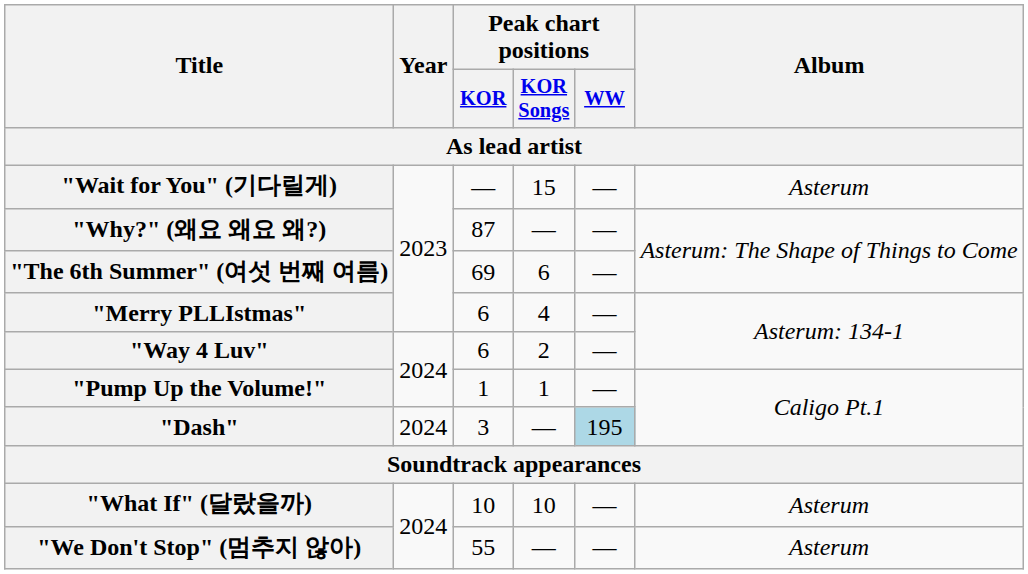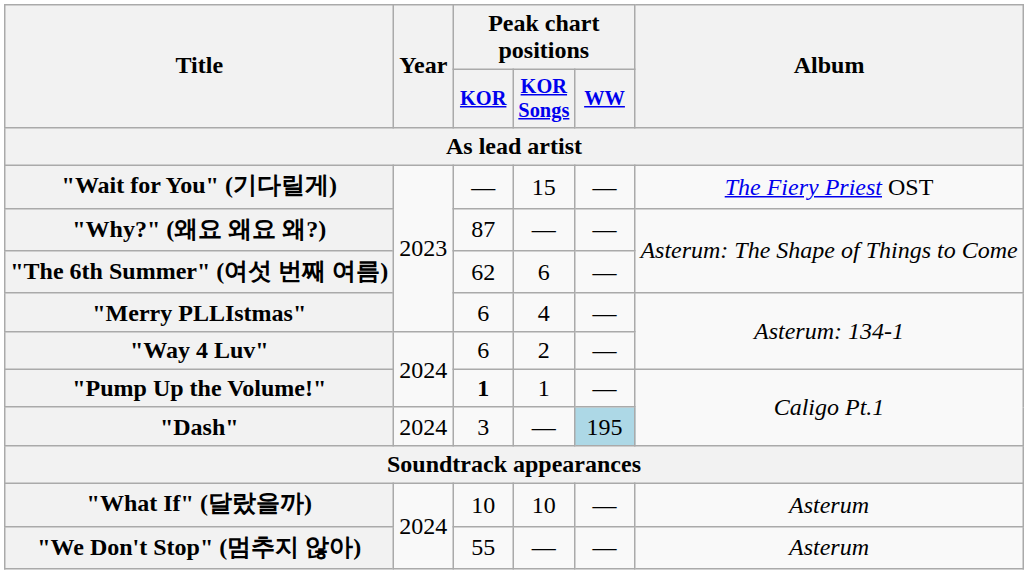(829, 186) Asterum -> (829, 186) The Fiery Priest OST
(483, 271) 69 -> (483, 271) 62
(483, 388) normal -> (483, 388) bold
